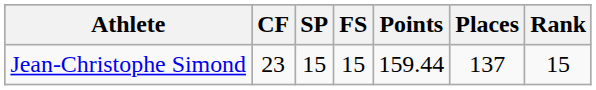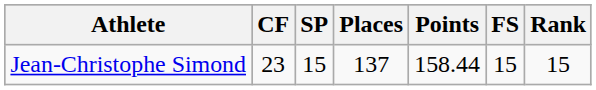columns swapped: (353, 24) <-> (487, 24)
(411, 64) 159.44 -> (447, 64) 158.44
